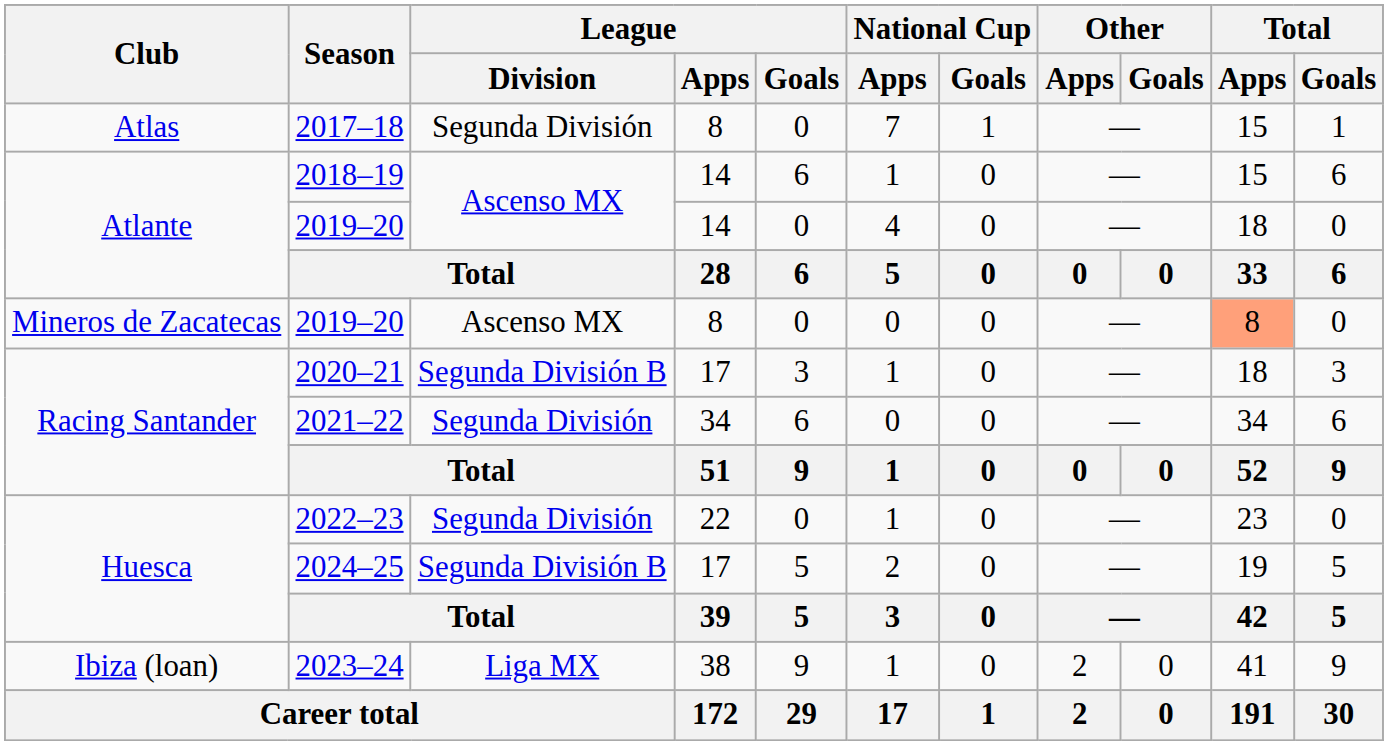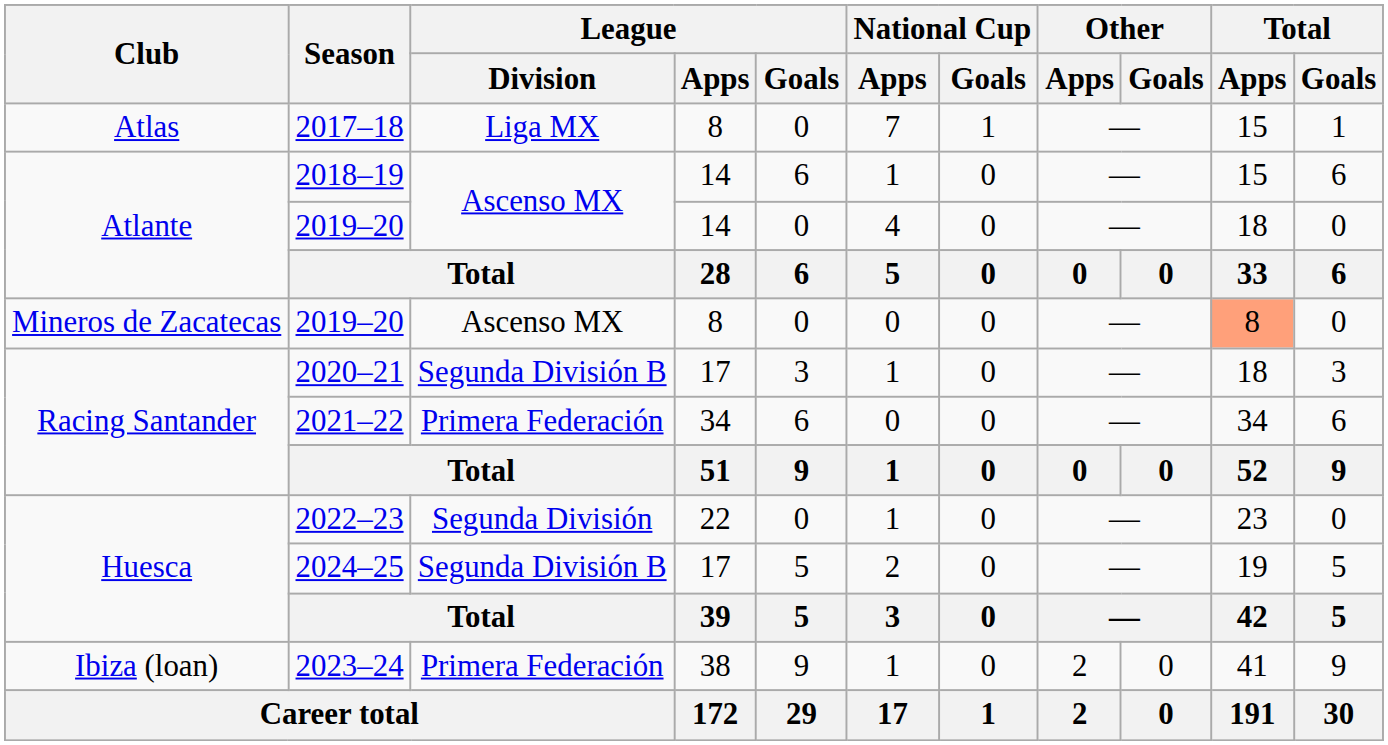(542, 126) Segunda División -> (542, 126) Liga MX
(542, 420) Segunda División -> (542, 420) Primera Federación
(542, 665) Liga MX -> (542, 665) Primera Federación
